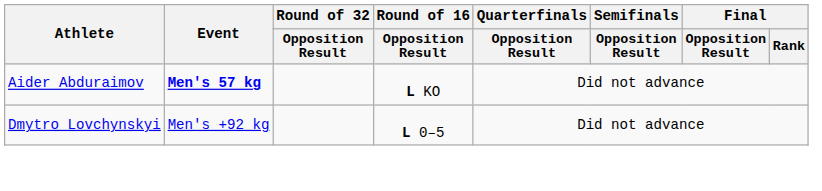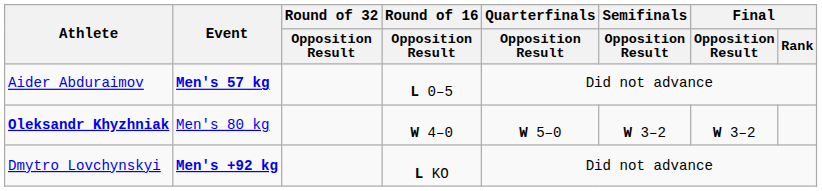(423, 93) L KO -> (432, 93) L 0–5
+ row: (89, 125)
(219, 125) normal -> (227, 166) bold
(423, 133) L 0–5 -> (432, 174) L KO
